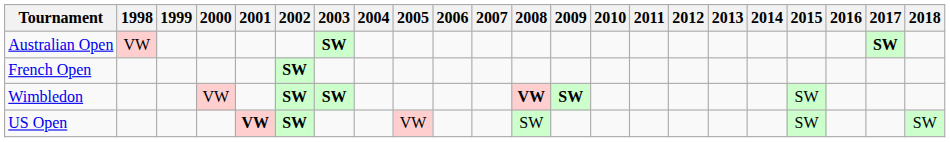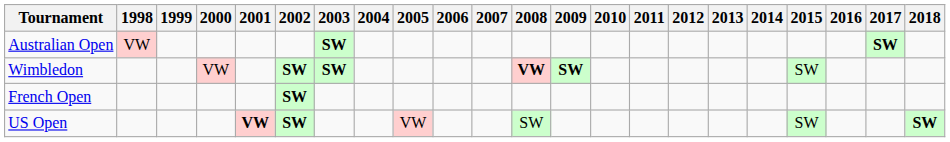rows swapped: (50, 70) <-> (46, 97)
(925, 123) normal -> (925, 123) bold
